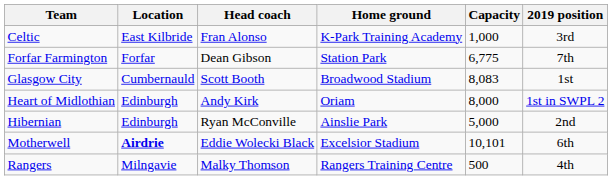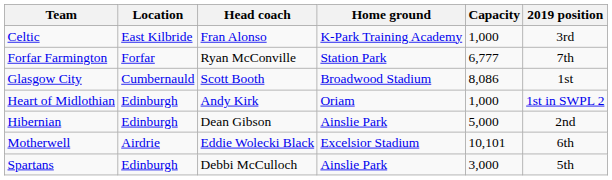(236, 57) Dean Gibson -> (248, 57) Ryan McConville
(484, 57) 6,775 -> (484, 57) 6,777
(484, 79) 8,083 -> (484, 79) 8,086
(484, 100) 8,000 -> (484, 100) 1,000
(248, 121) Ryan McConville -> (236, 121) Dean Gibson
(142, 143) bold -> (141, 143) normal
- row: (30, 164)
+ row: (31, 164)
